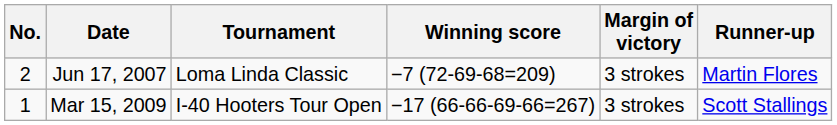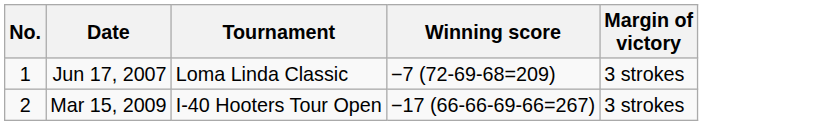- column: (765, 32)
(25, 74) 2 -> (25, 74) 1
(25, 105) 1 -> (25, 105) 2
